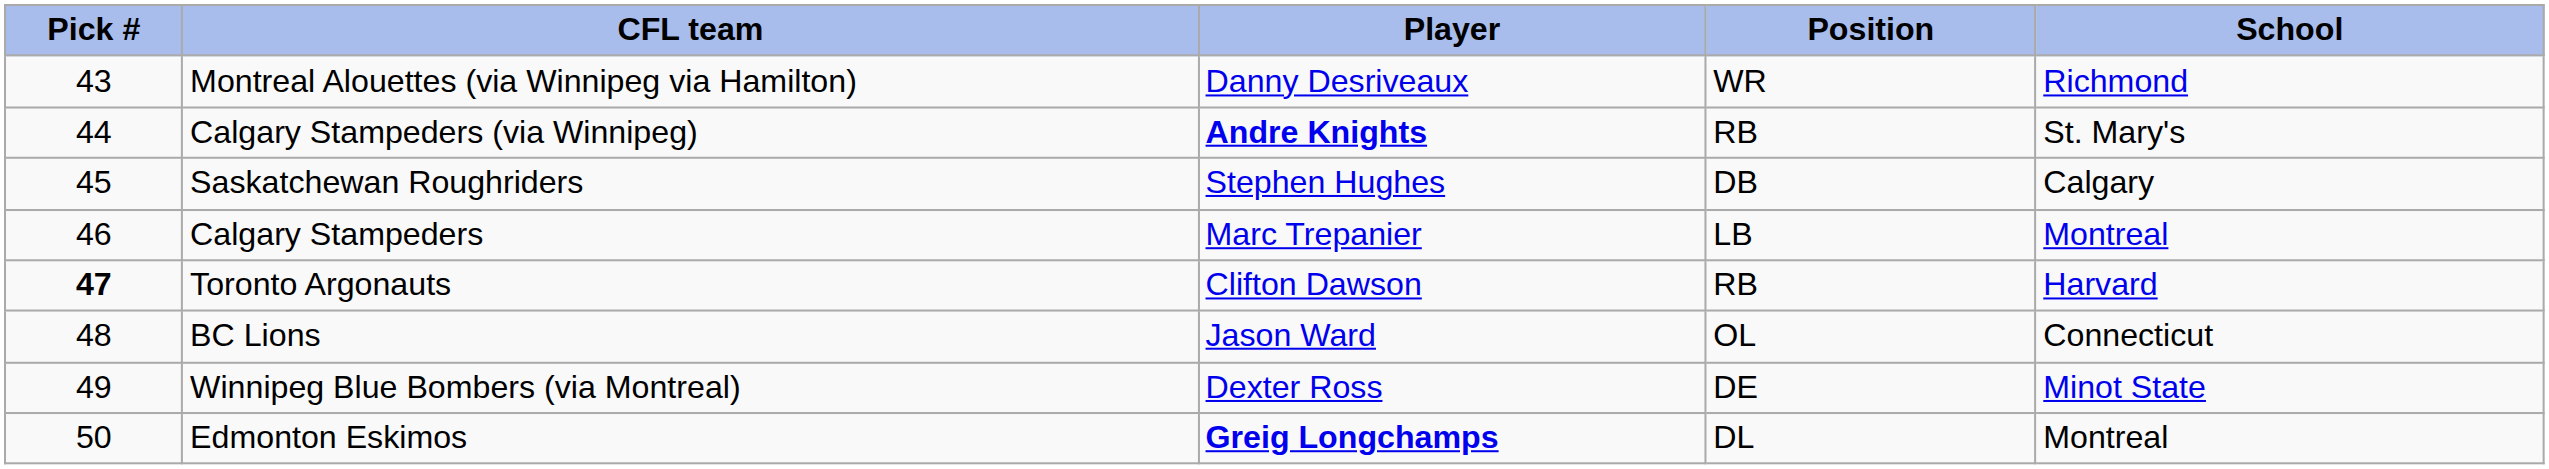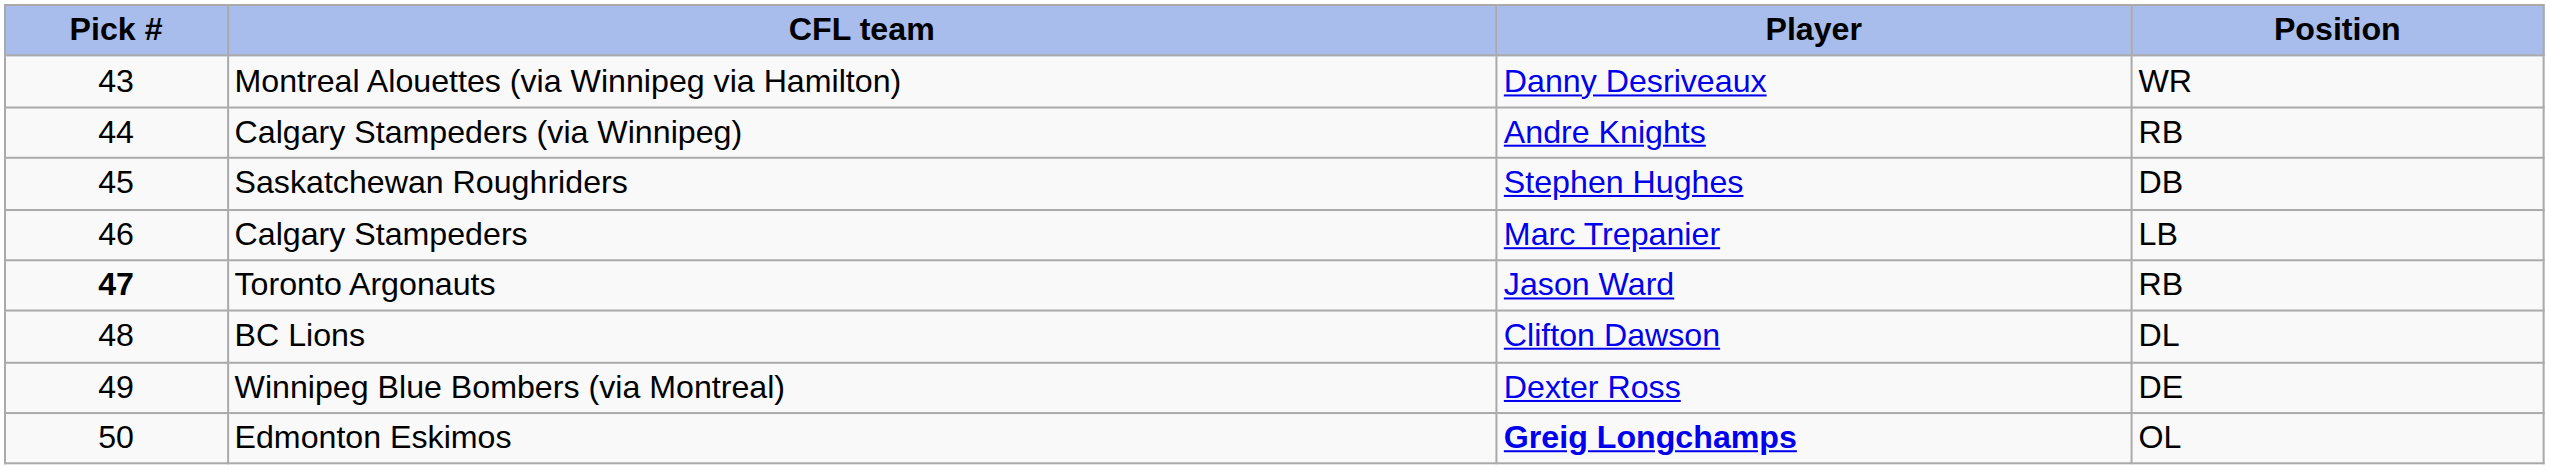- column: (2290, 30)
(1316, 132) bold -> (1605, 132) normal
(1314, 285) Clifton Dawson -> (1589, 285) Jason Ward
(1291, 336) Jason Ward -> (1612, 336) Clifton Dawson
(1735, 336) OL -> (2159, 336) DL
(1734, 438) DL -> (2160, 438) OL
